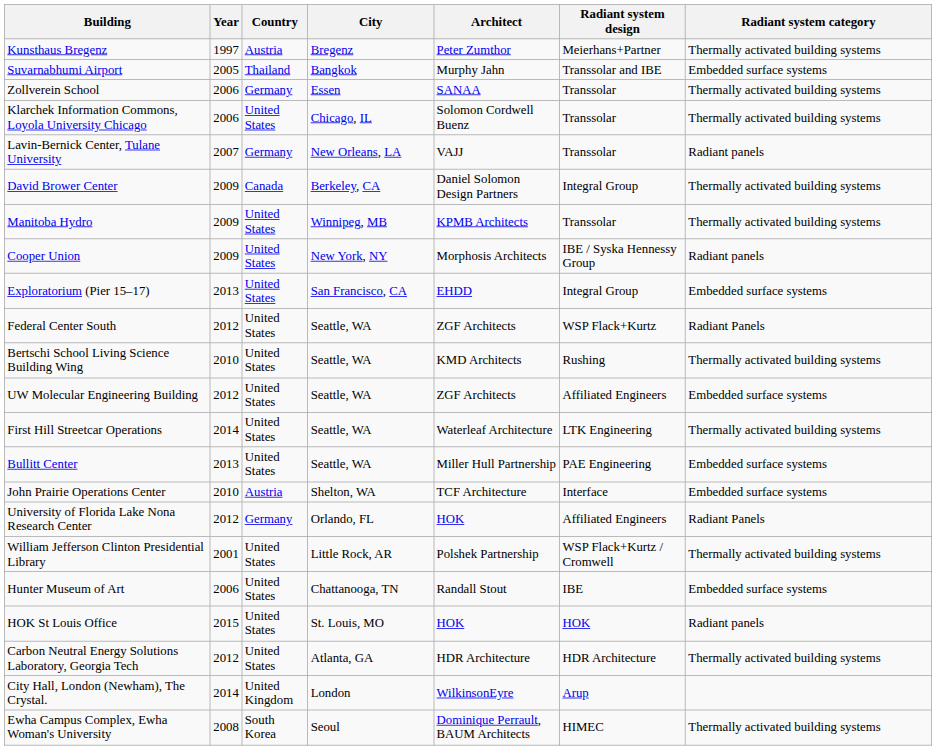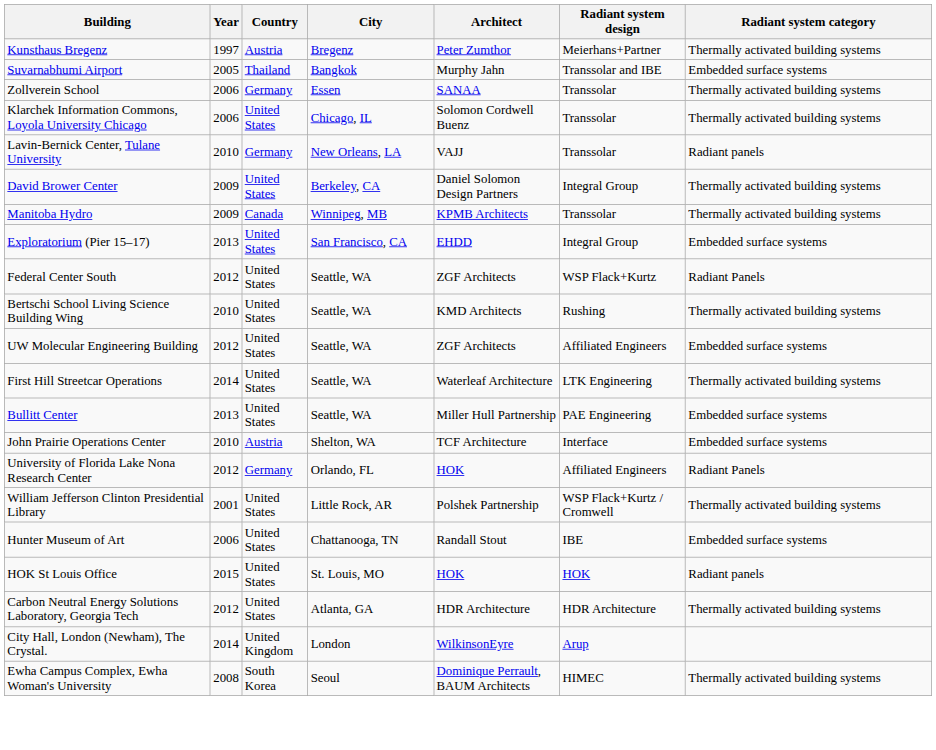(226, 152) 2007 -> (226, 152) 2010
(264, 186) Canada -> (262, 186) United States
(262, 221) United States -> (264, 214) Canada
- row: (44, 256)
